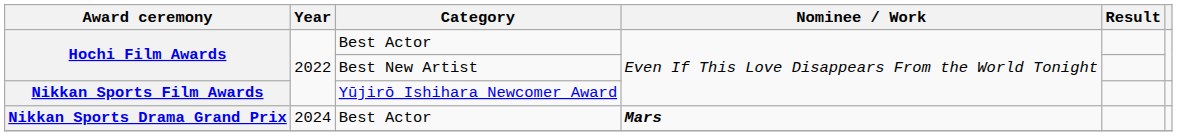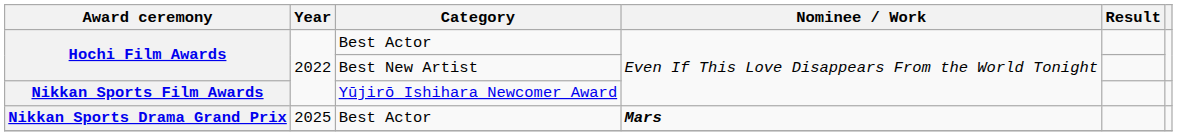(313, 118) 2024 -> (313, 118) 2025
